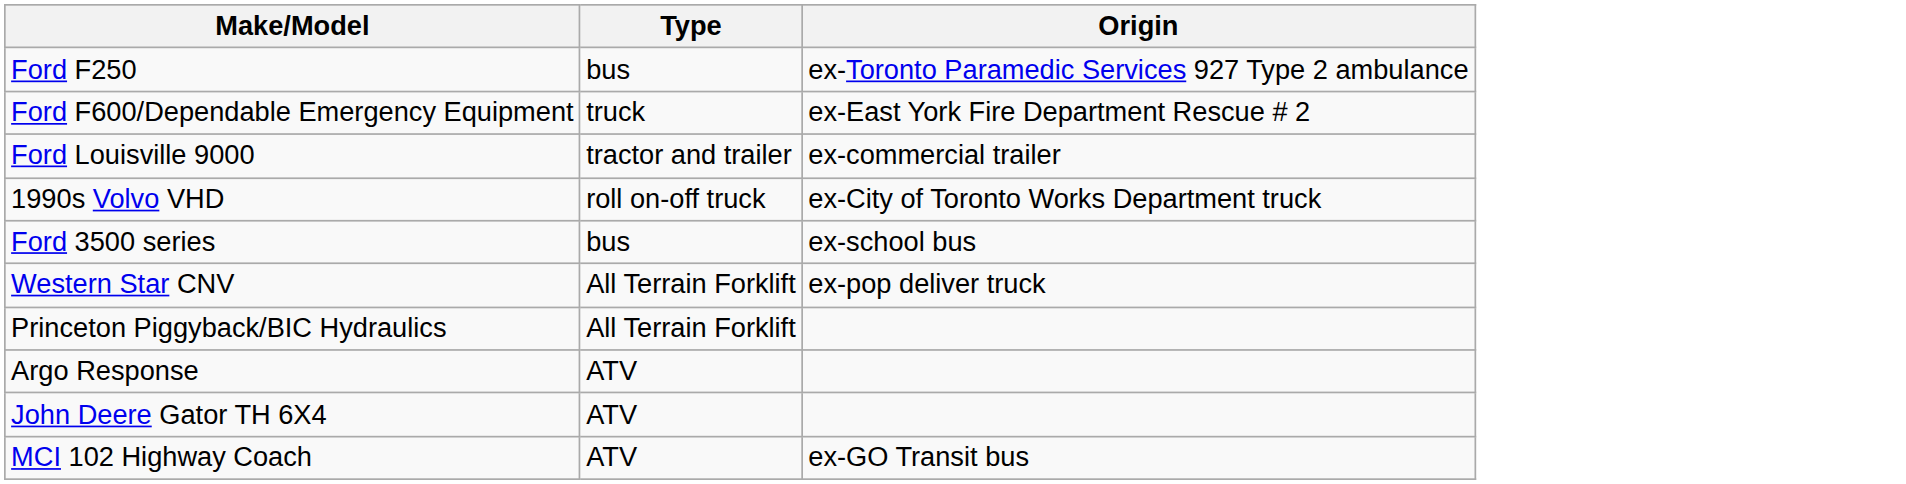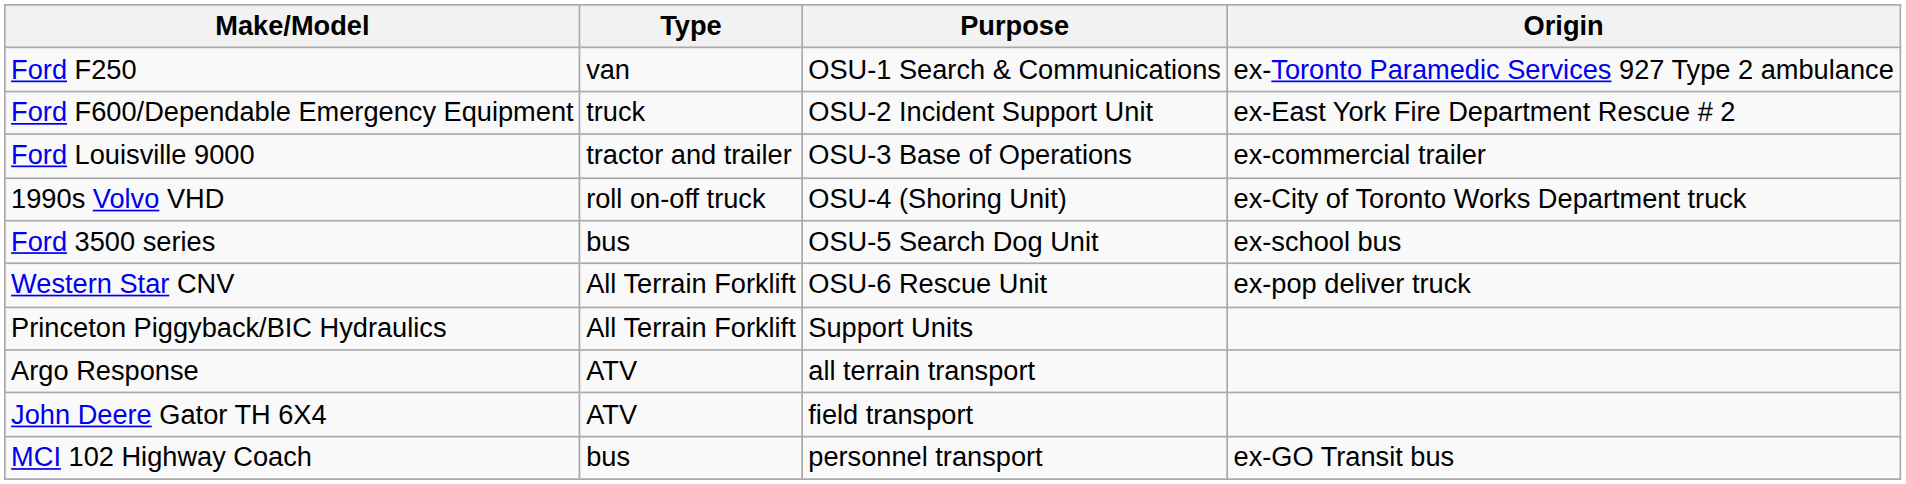+ column: (1015, 26)
(608, 69) bus -> (608, 69) van
(612, 457) ATV -> (608, 457) bus
